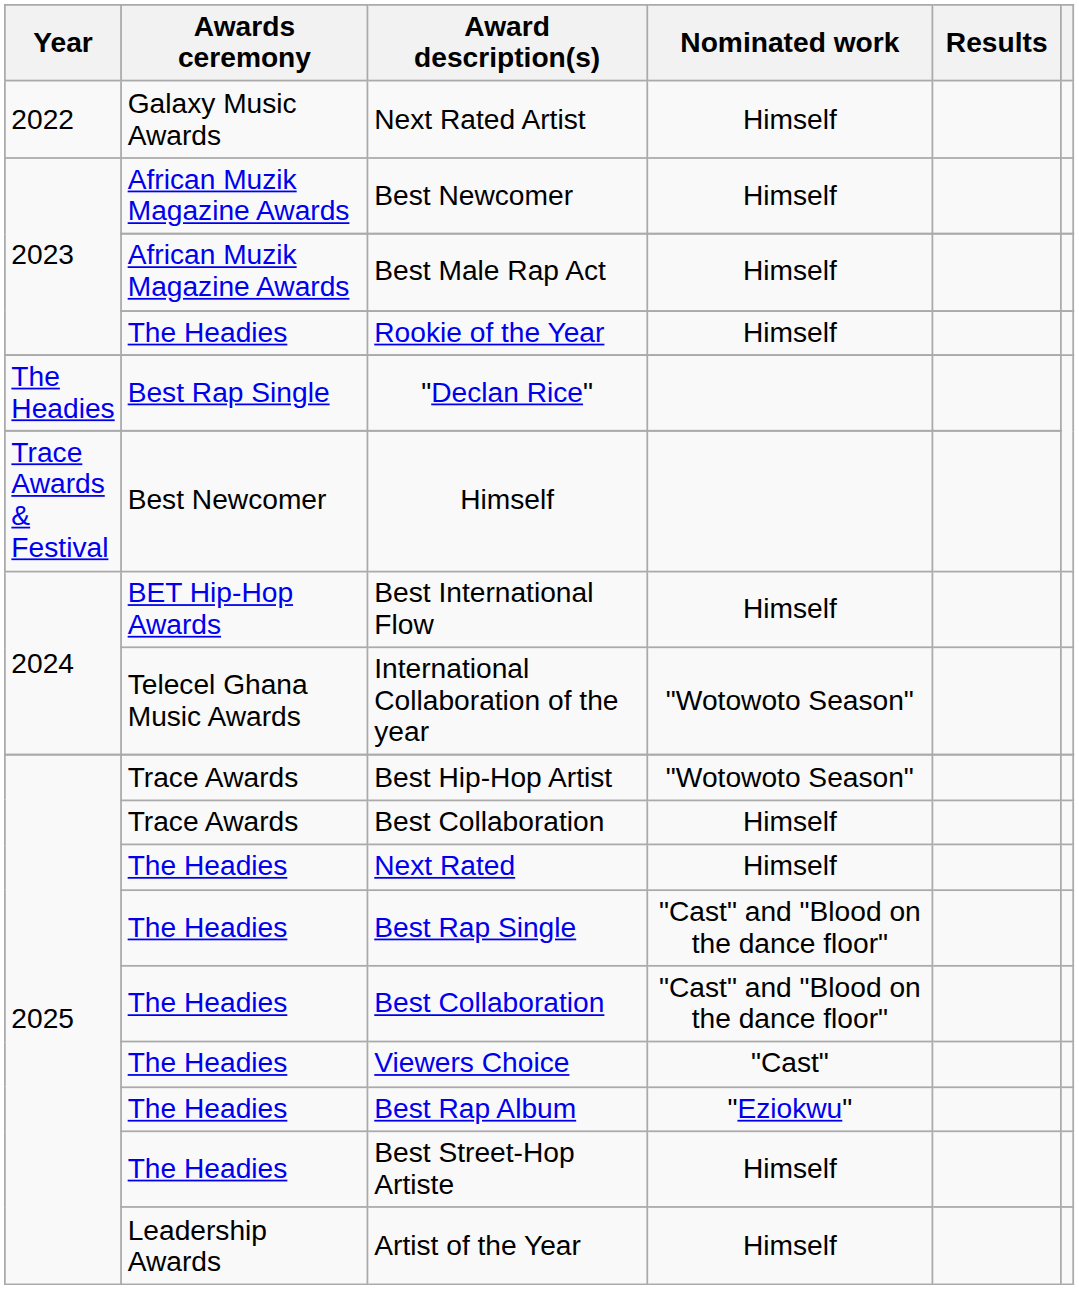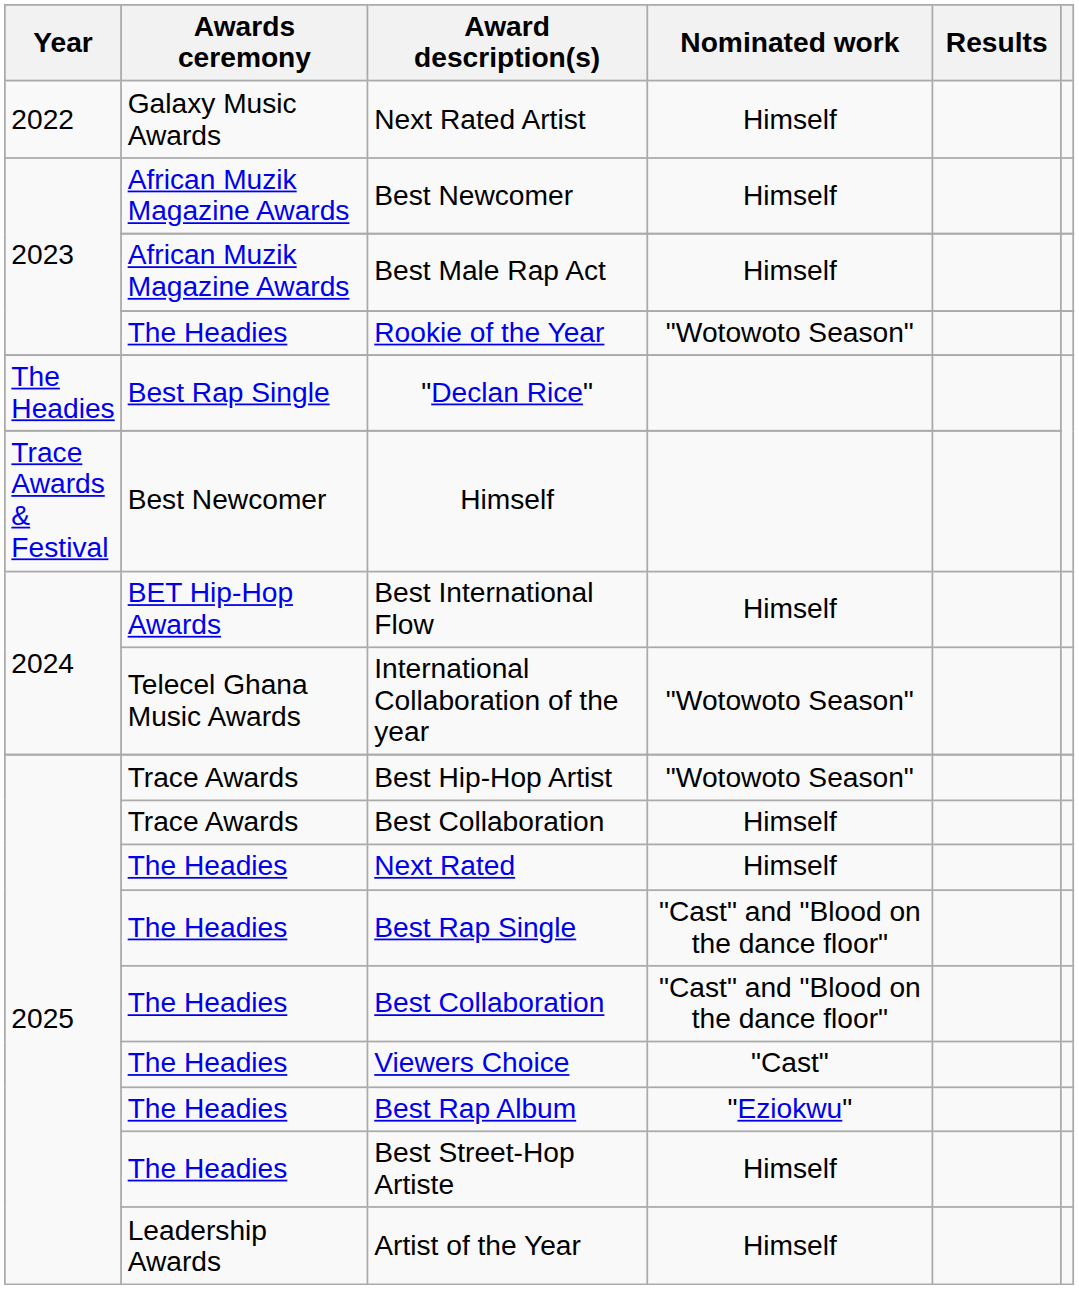(790, 332) Himself -> (790, 332) "Wotowoto Season"
